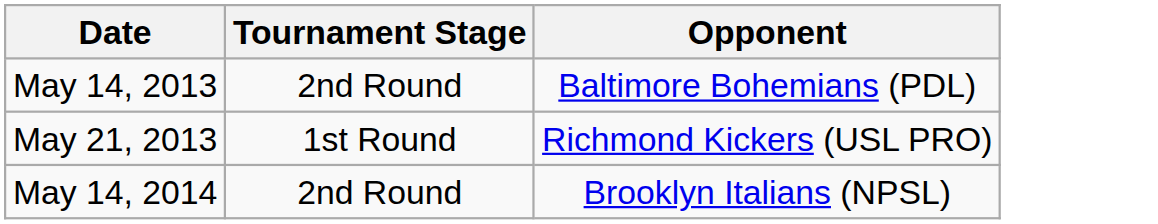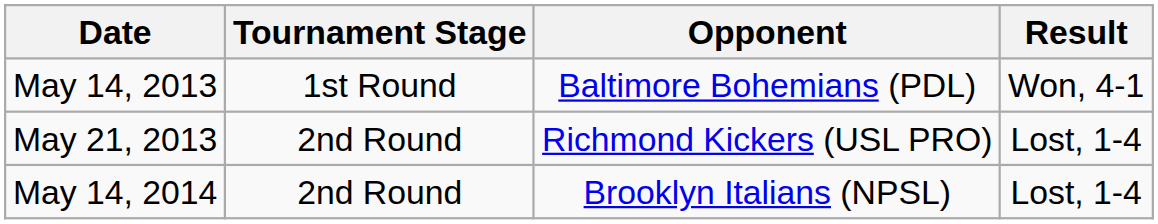+ column: (1076, 32)
(380, 85) 2nd Round -> (380, 85) 1st Round
(380, 139) 1st Round -> (380, 139) 2nd Round
